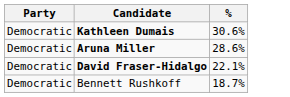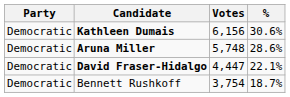+ column: (228, 13)
